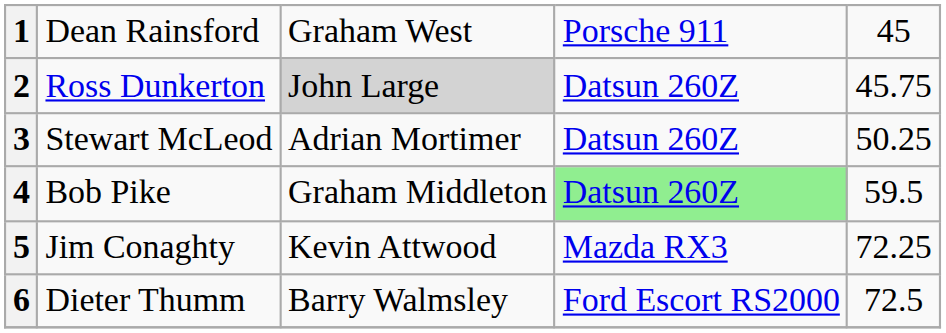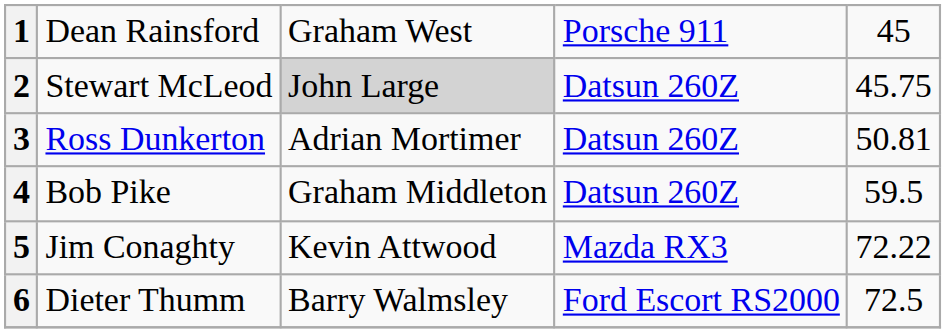(155, 85) Ross Dunkerton -> (159, 85) Stewart McLeod
(159, 138) Stewart McLeod -> (155, 138) Ross Dunkerton
(894, 138) 50.25 -> (894, 138) 50.81
(651, 192) lightgreen background -> (651, 192) no background
(894, 246) 72.25 -> (894, 246) 72.22
